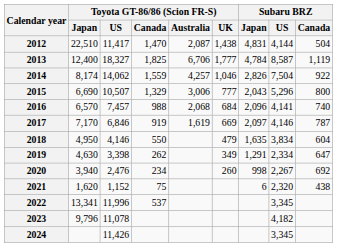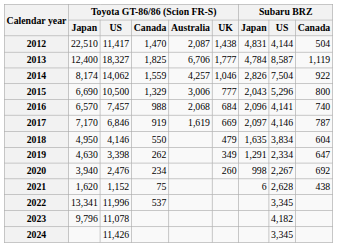(116, 91) 10,507 -> (116, 91) 10,500
(282, 186) 2,320 -> (282, 186) 2,628
